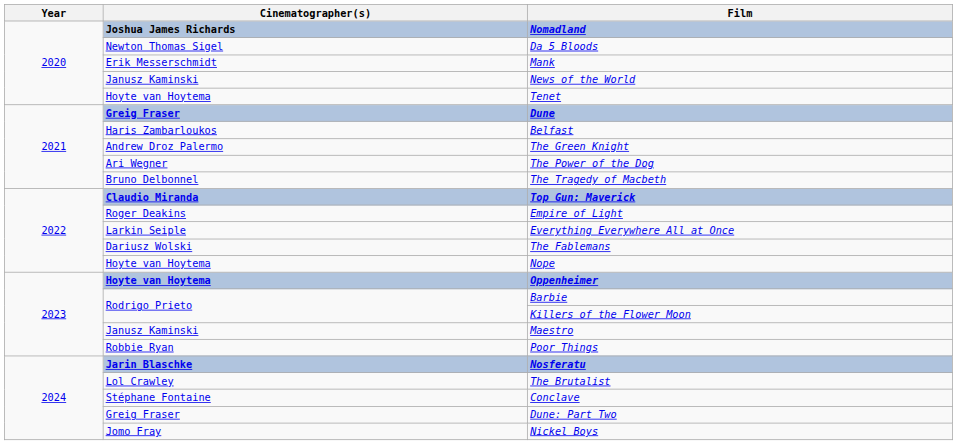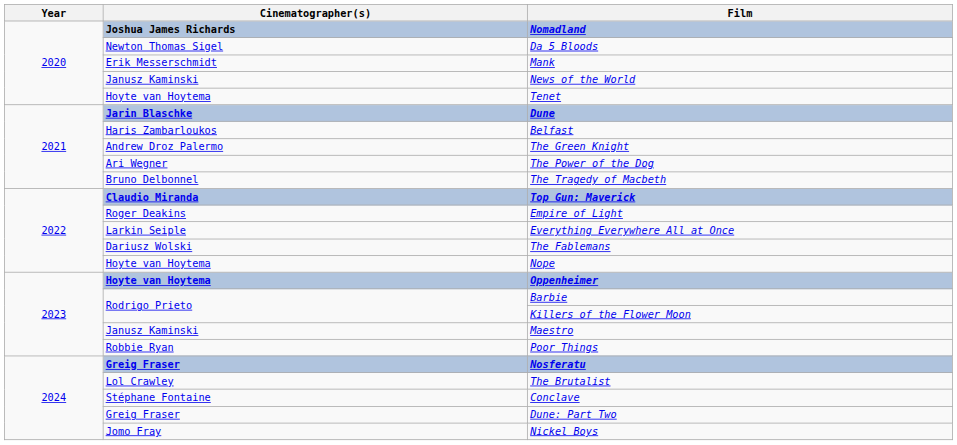(143, 113) Greig Fraser -> (149, 113) Jarin Blaschke
(149, 364) Jarin Blaschke -> (143, 364) Greig Fraser
